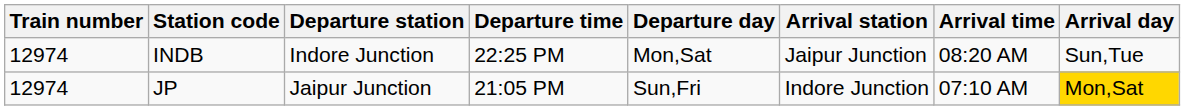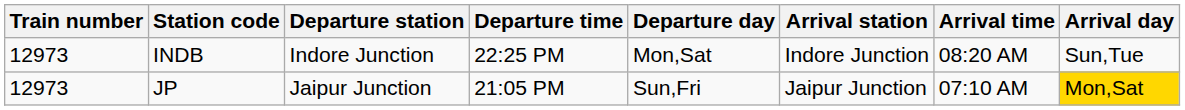(39, 54) 12974 -> (39, 54) 12973
(856, 54) Jaipur Junction -> (857, 54) Indore Junction
(39, 88) 12974 -> (39, 88) 12973
(857, 88) Indore Junction -> (856, 88) Jaipur Junction
